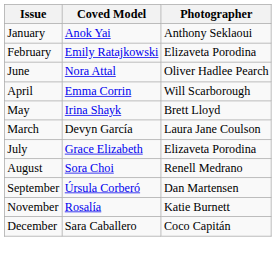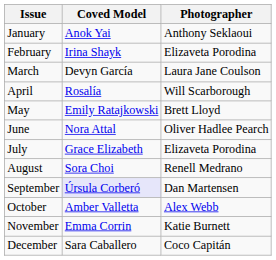(112, 52) Emily Ratajkowski -> (93, 52) Irina Shayk
rows swapped: (23, 129) <-> (18, 71)
(98, 91) Emma Corrin -> (83, 91) Rosalía
(93, 110) Irina Shayk -> (112, 110) Emily Ratajkowski
(102, 187) no background -> (102, 187) lavender background
+ row: (27, 206)
(83, 206) Rosalía -> (98, 226) Emma Corrin
